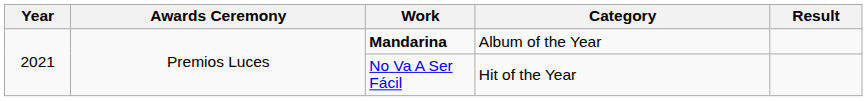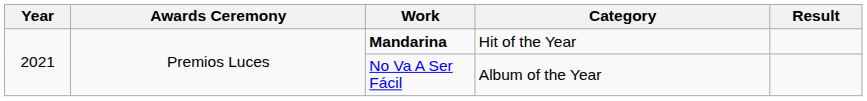(540, 41) Album of the Year -> (528, 41) Hit of the Year
(528, 74) Hit of the Year -> (540, 74) Album of the Year
